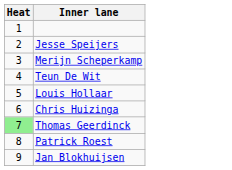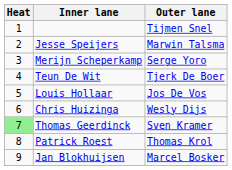+ column: (186, 12)
